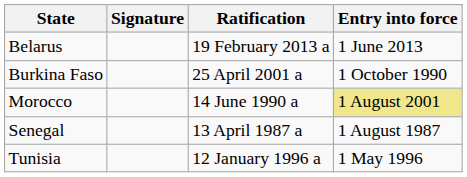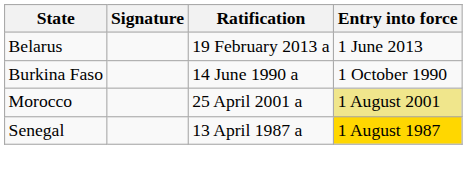(247, 74) 25 April 2001 a -> (245, 74) 14 June 1990 a
(245, 102) 14 June 1990 a -> (247, 102) 25 April 2001 a
(389, 130) no background -> (389, 130) gold background
- row: (35, 158)
